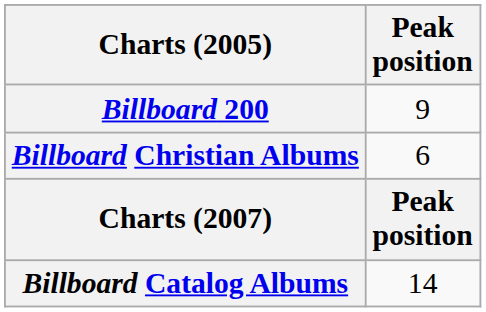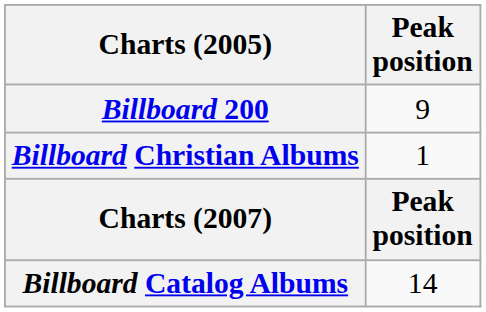(423, 155) 6 -> (423, 155) 1
